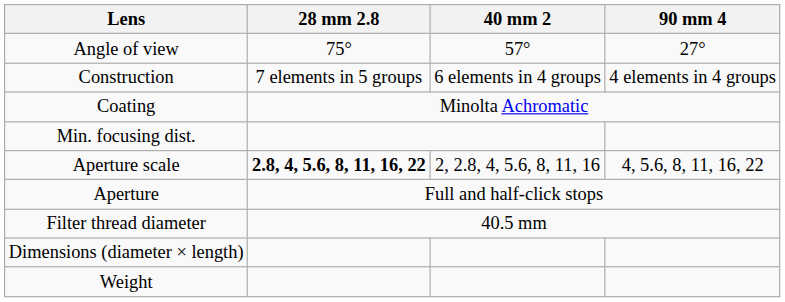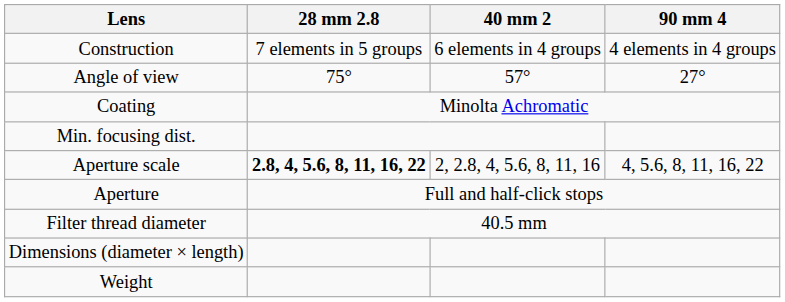rows swapped: (126, 77) <-> (126, 48)
